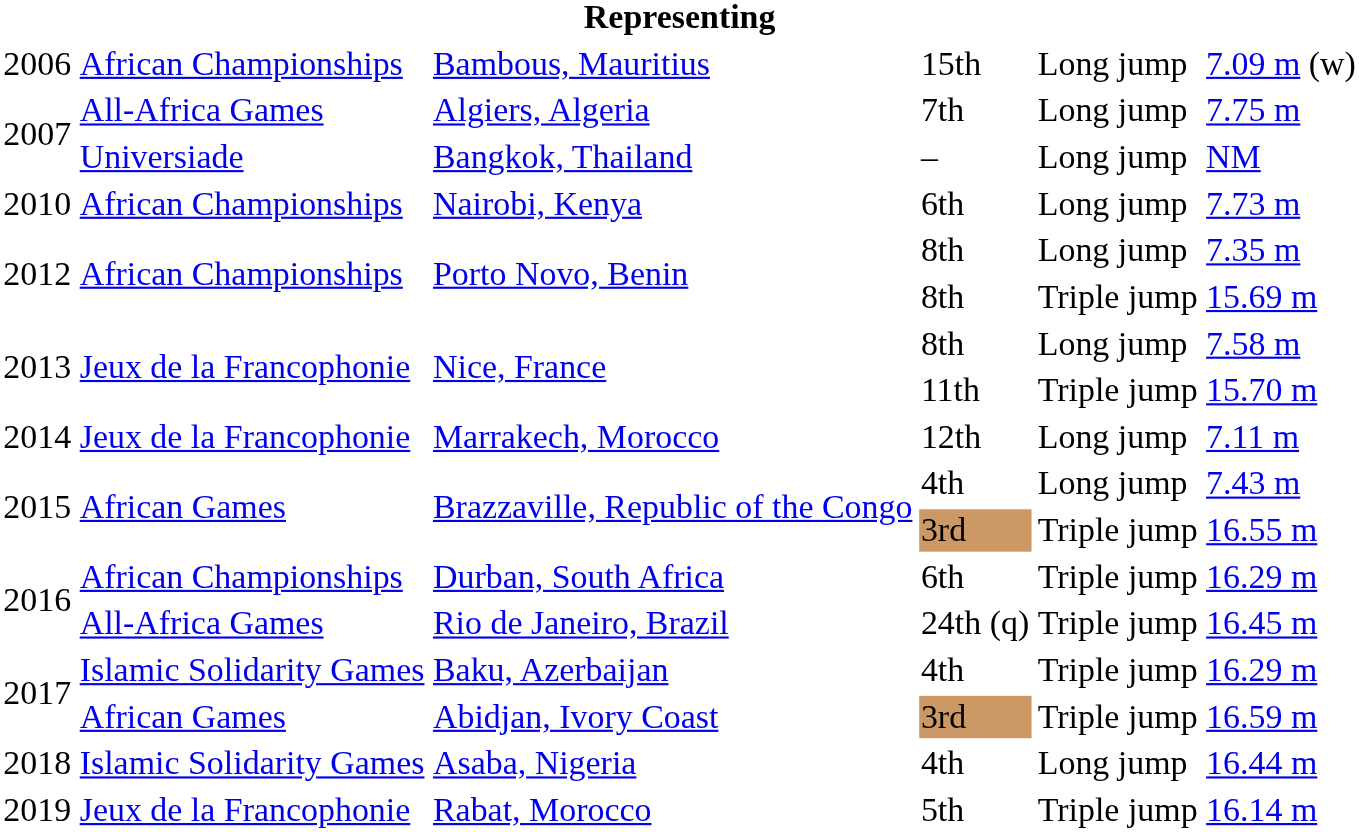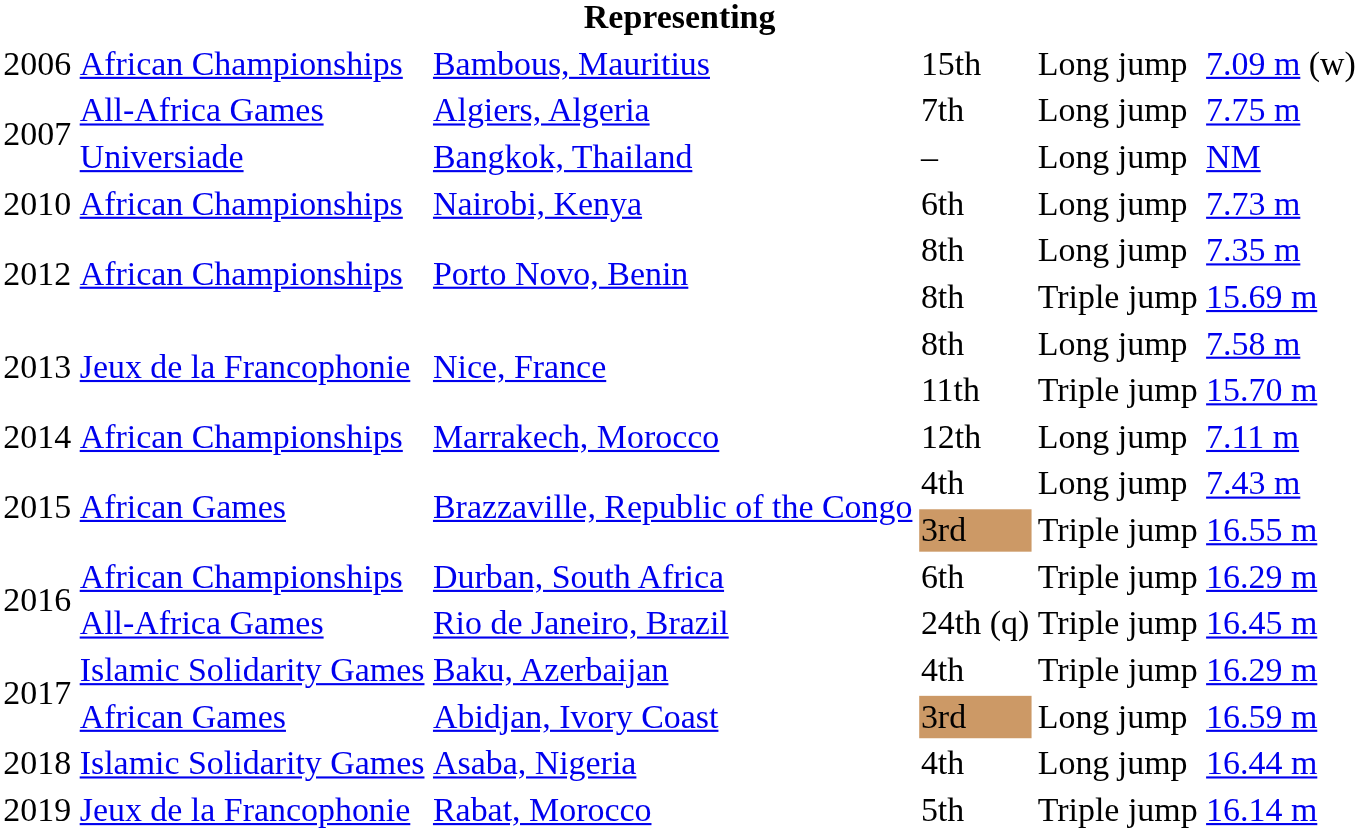(245, 436) Jeux de la Francophonie -> (241, 436) African Championships
(1118, 716) Triple jump -> (1113, 716) Long jump
